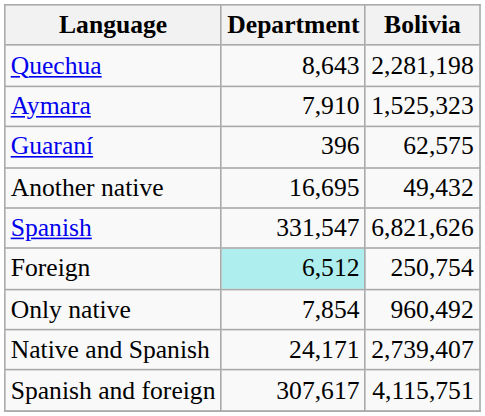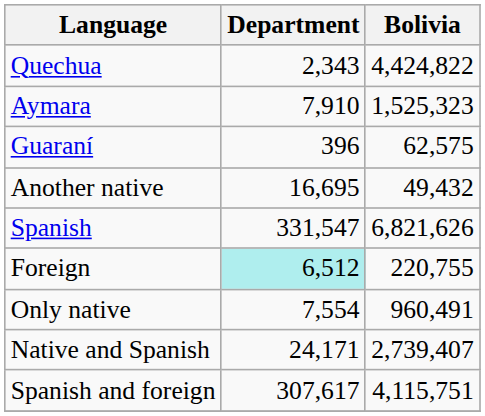(331, 65) 8,643 -> (331, 65) 2,343
(423, 65) 2,281,198 -> (423, 65) 4,424,822
(432, 268) 250,754 -> (432, 268) 220,755
(331, 308) 7,854 -> (331, 308) 7,554
(432, 308) 960,492 -> (432, 308) 960,491
